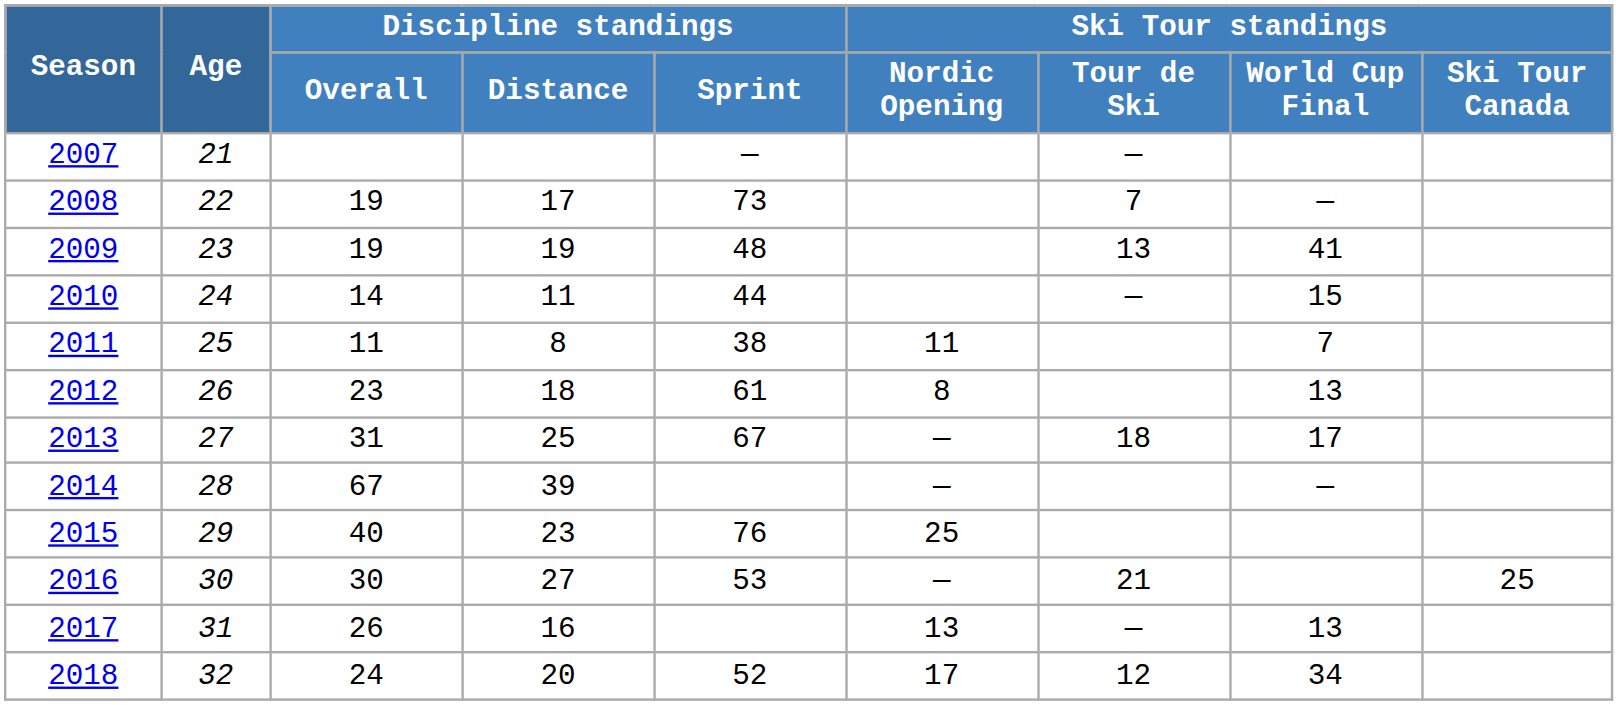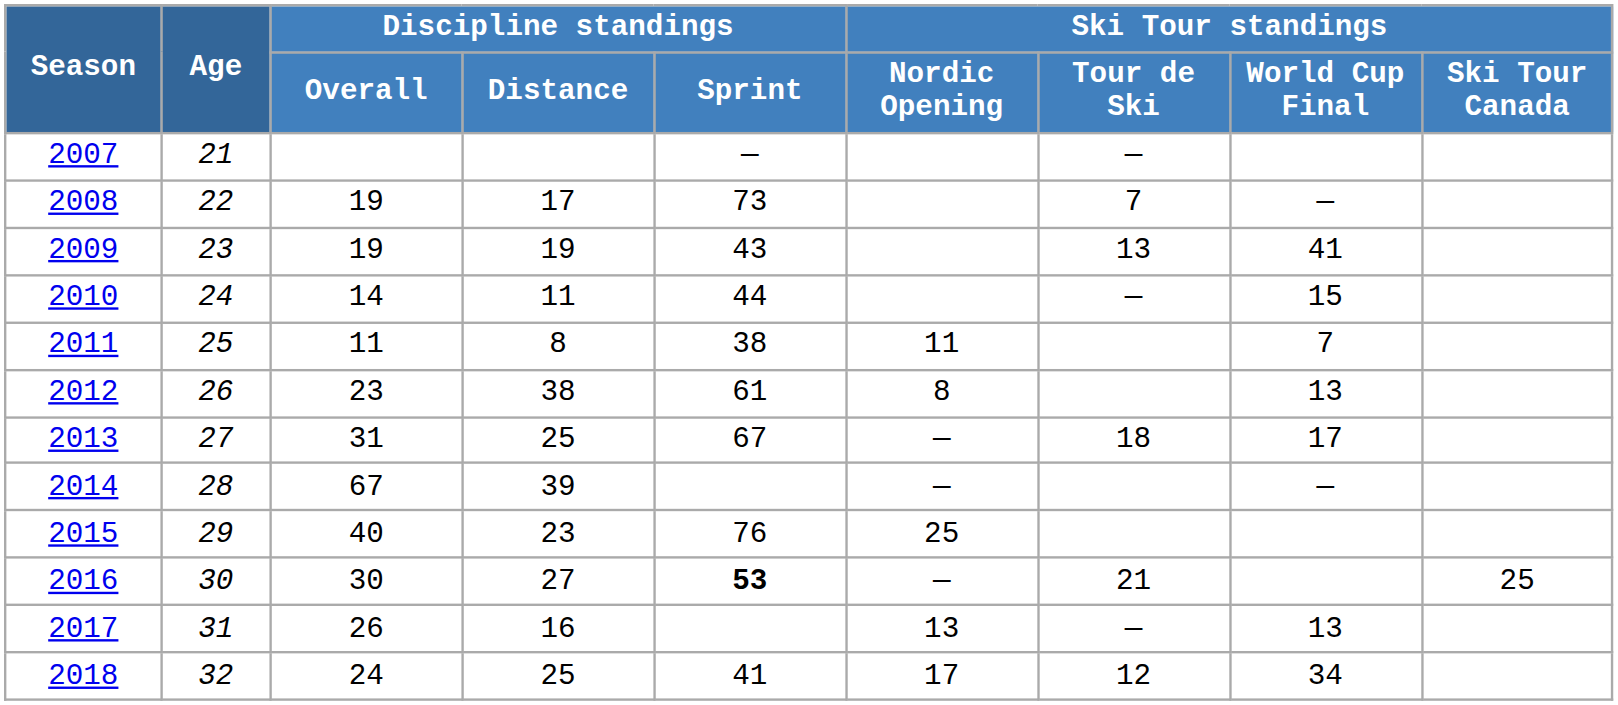(750, 251) 48 -> (750, 251) 43
(558, 393) 18 -> (558, 393) 38
(750, 582) normal -> (750, 582) bold
(558, 677) 20 -> (558, 677) 25
(750, 677) 52 -> (750, 677) 41
